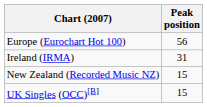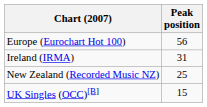(182, 74) 15 -> (182, 74) 25
